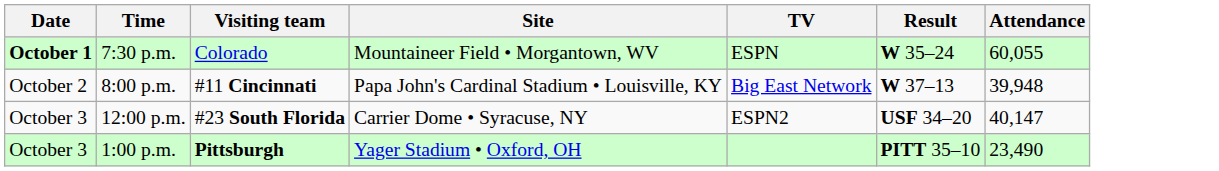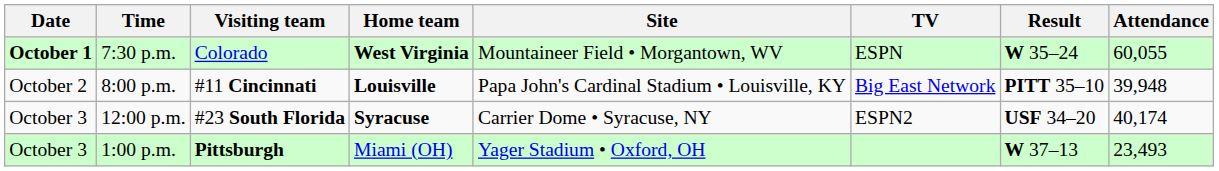+ column: (411, 20)
(917, 85) W 37–13 -> (1054, 85) PITT 35–10
(1016, 117) 40,147 -> (1140, 117) 40,174
(930, 150) PITT 35–10 -> (1041, 150) W 37–13
(1016, 150) 23,490 -> (1140, 150) 23,493
